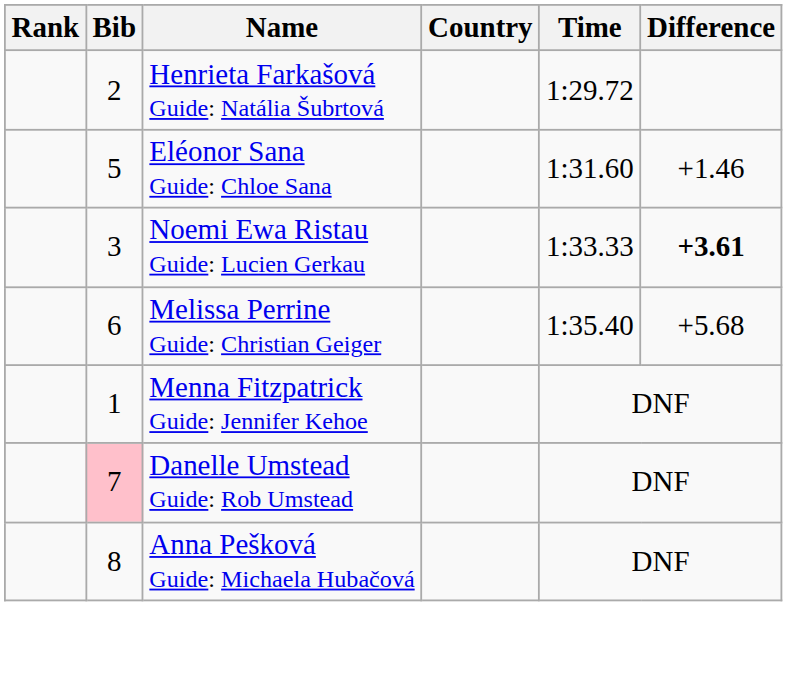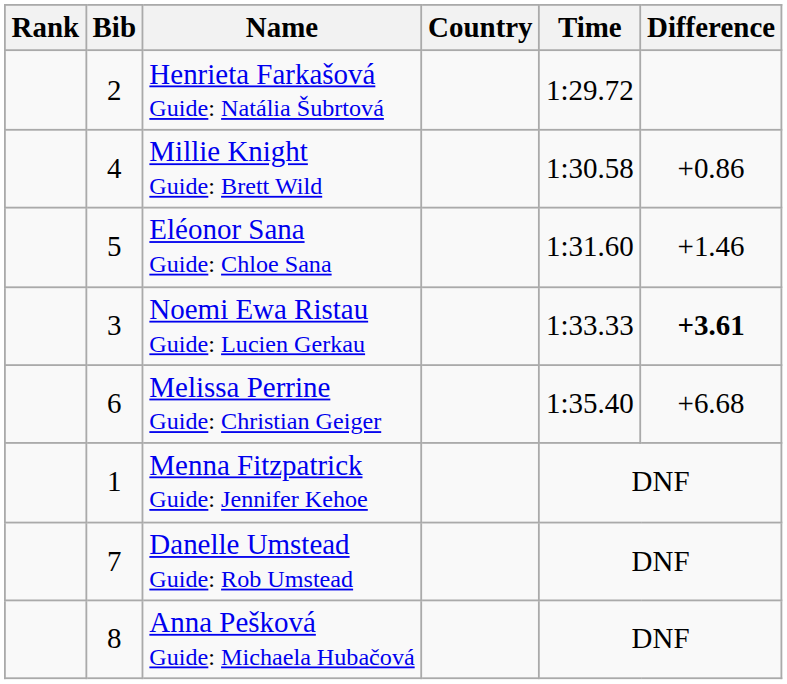+ row: (236, 168)
(711, 325) +5.68 -> (711, 403) +6.68
(114, 482) pink background -> (114, 560) no background
